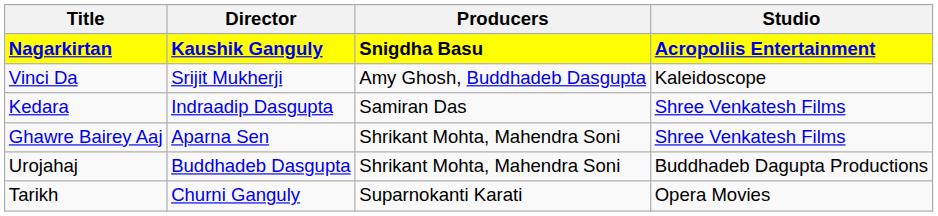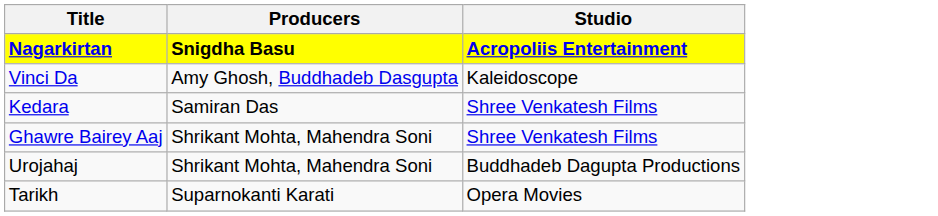- column: (261, 19)
